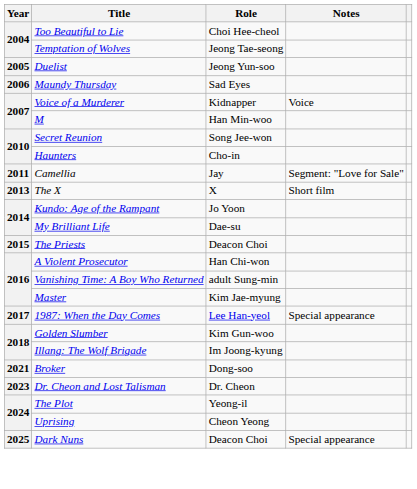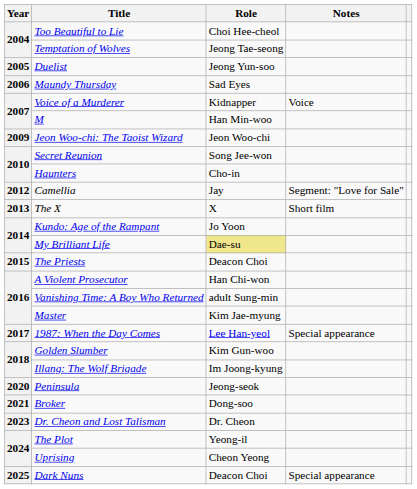+ row: (109, 137)
(18, 173) 2011 -> (18, 191) 2012
(225, 226) no background -> (225, 244) khaki background
+ row: (57, 386)
